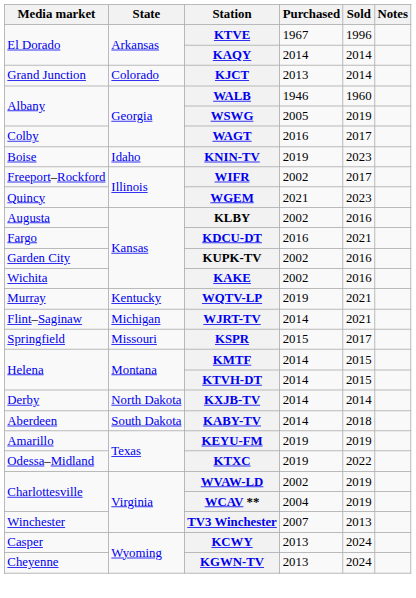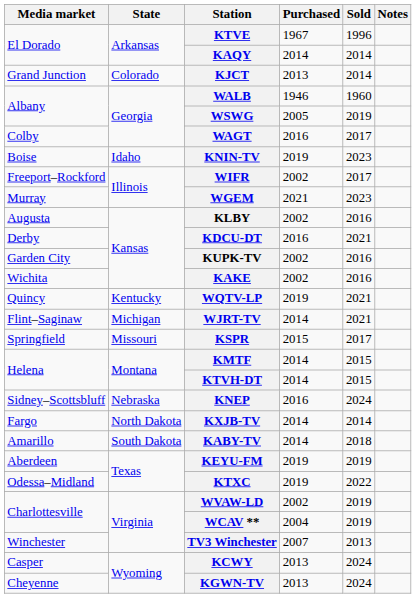(26, 197) Quincy -> (27, 197) Murray
(22, 237) Fargo -> (23, 237) Derby
(27, 298) Murray -> (26, 298) Quincy
+ row: (232, 400)
(23, 400) Derby -> (22, 420) Fargo
(32, 420) Aberdeen -> (30, 440) Amarillo
(30, 440) Amarillo -> (32, 461) Aberdeen
